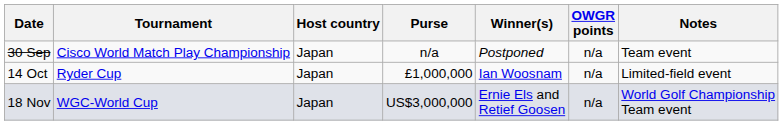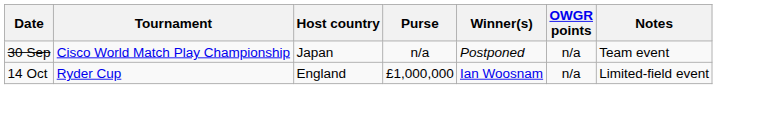(315, 73) Japan -> (321, 73) England
- row: (29, 102)
